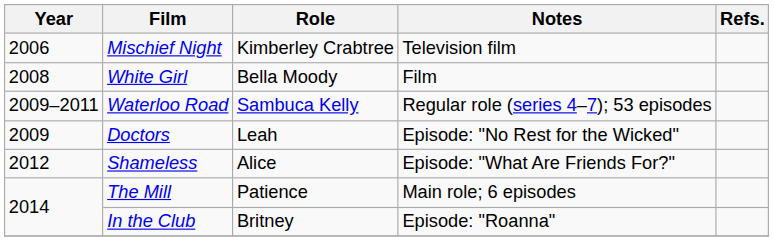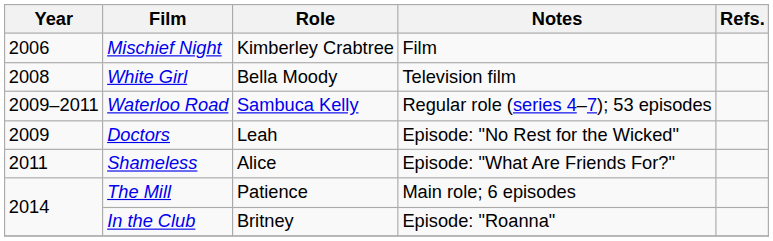(459, 47) Television film -> (420, 47) Film
(420, 76) Film -> (459, 76) Television film
(29, 163) 2012 -> (28, 163) 2011
